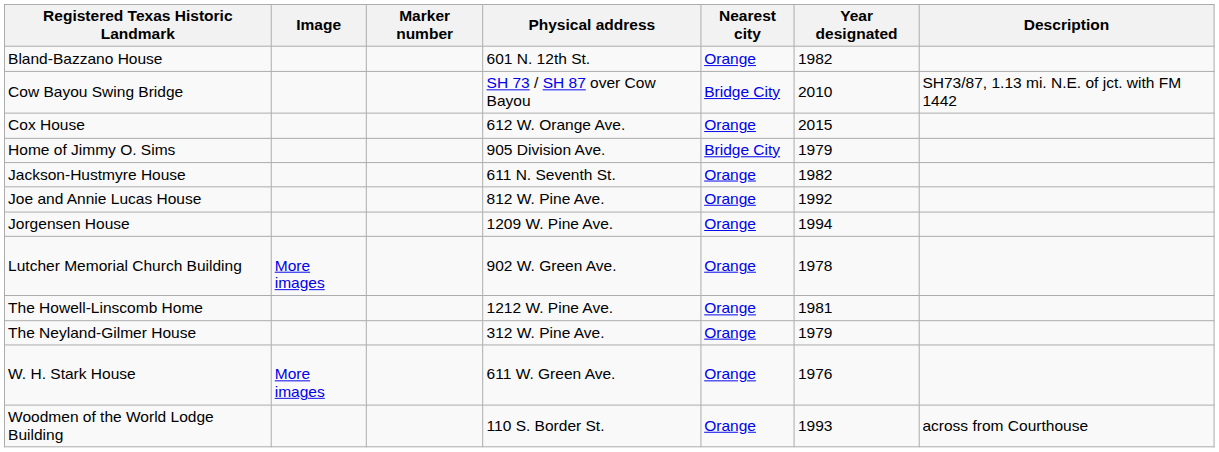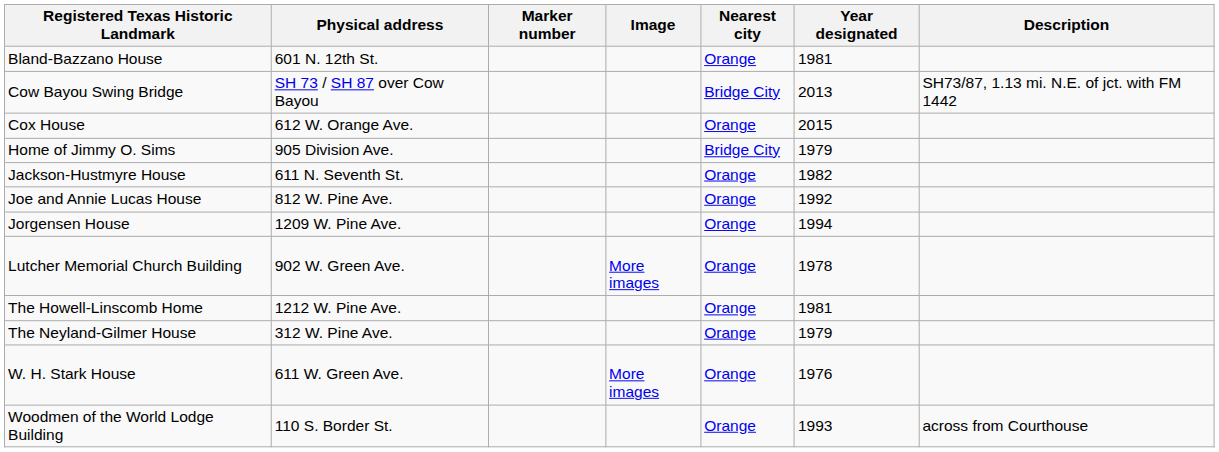columns swapped: (319, 25) <-> (592, 25)
(815, 58) 1982 -> (815, 58) 1981
(815, 92) 2010 -> (815, 92) 2013
